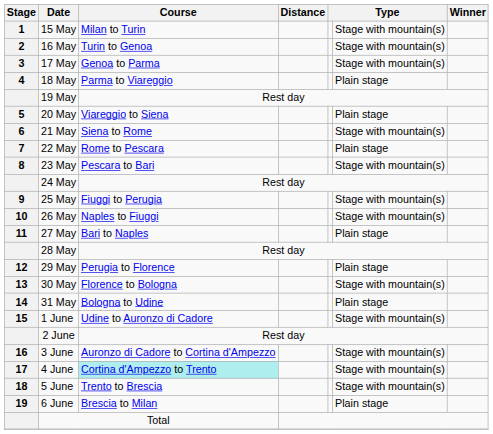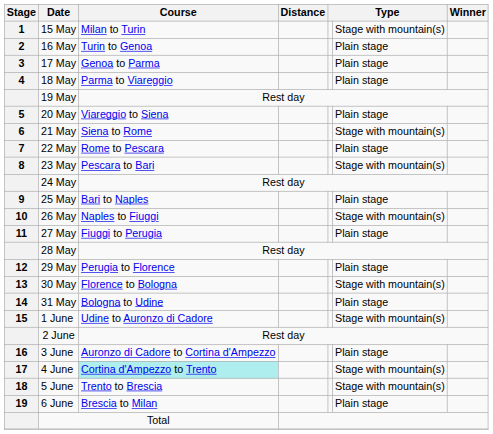(390, 47) Stage with mountain(s) -> (362, 47) Plain stage
(390, 64) Stage with mountain(s) -> (362, 64) Plain stage
(122, 200) Fiuggi to Perugia -> (115, 200) Bari to Naples
(390, 200) Stage with mountain(s) -> (362, 200) Plain stage
(115, 234) Bari to Naples -> (122, 234) Fiuggi to Perugia
(390, 353) Stage with mountain(s) -> (362, 353) Plain stage
